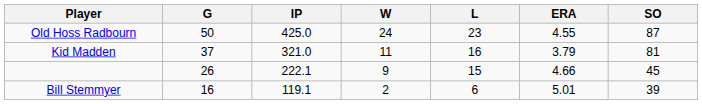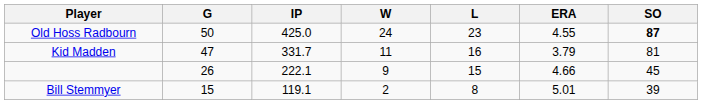(653, 33) normal -> (653, 33) bold
(207, 52) 37 -> (207, 52) 47
(296, 52) 321.0 -> (296, 52) 331.7
(207, 90) 16 -> (207, 90) 15
(475, 90) 6 -> (475, 90) 8
